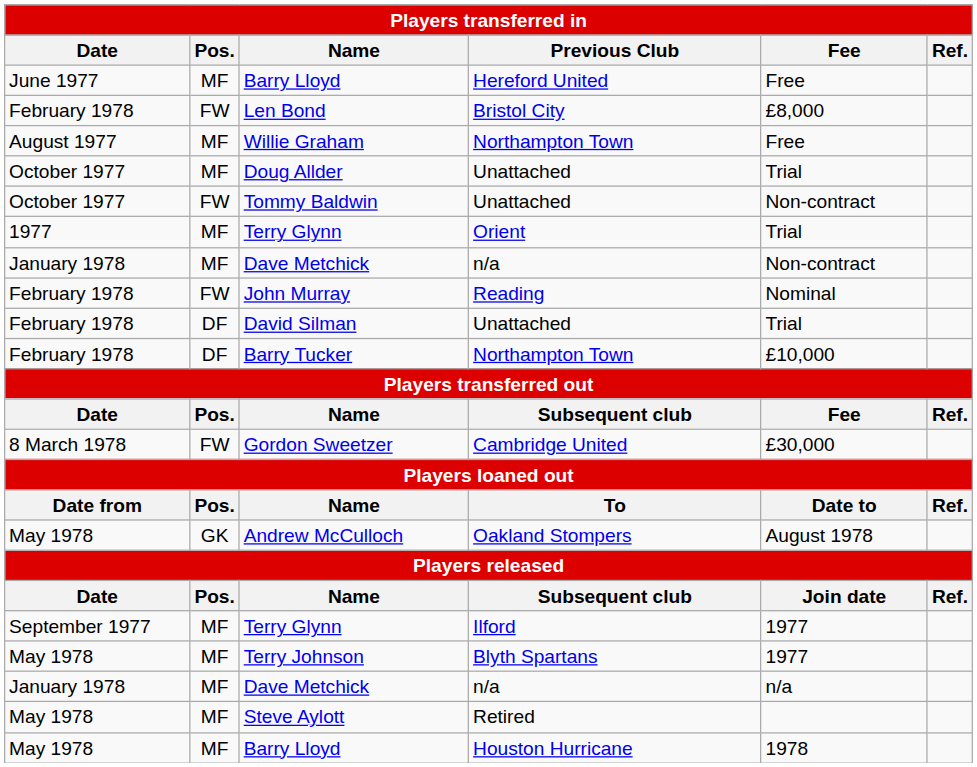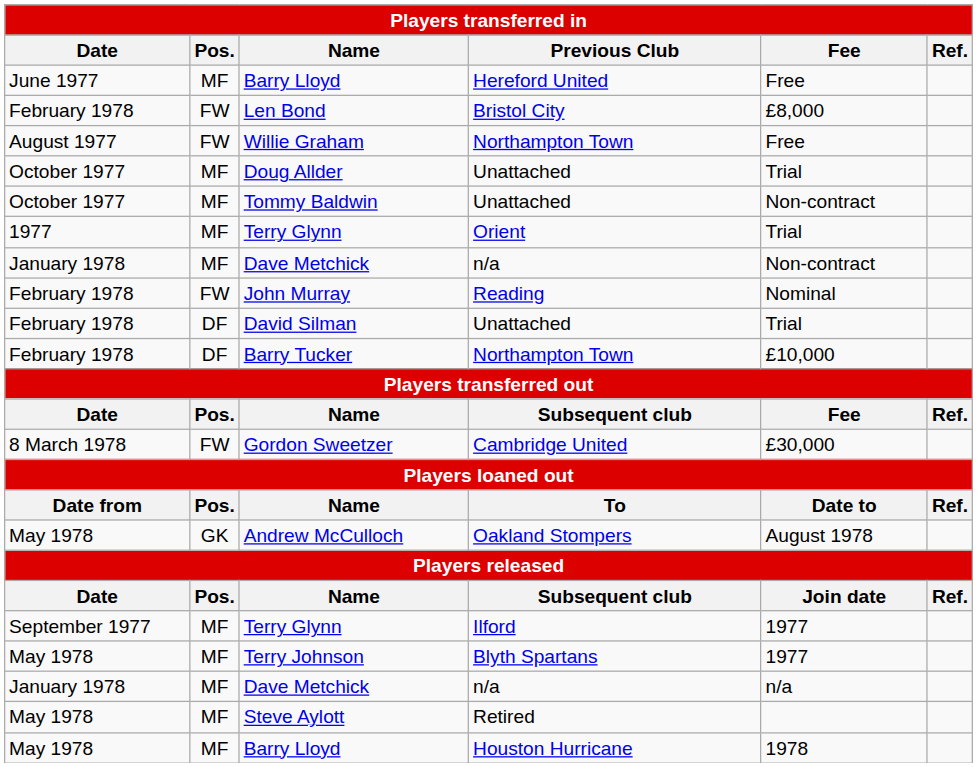(215, 141) MF -> (215, 141) FW
(215, 202) FW -> (215, 202) MF
